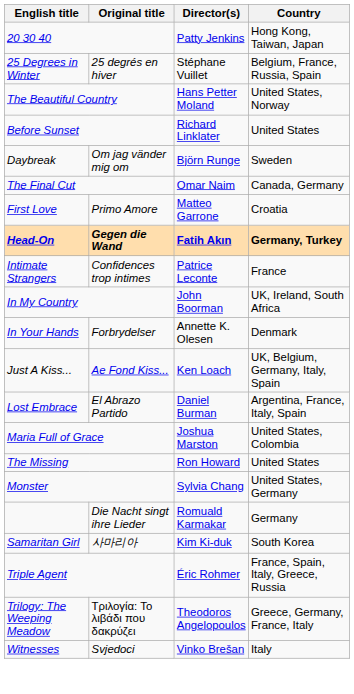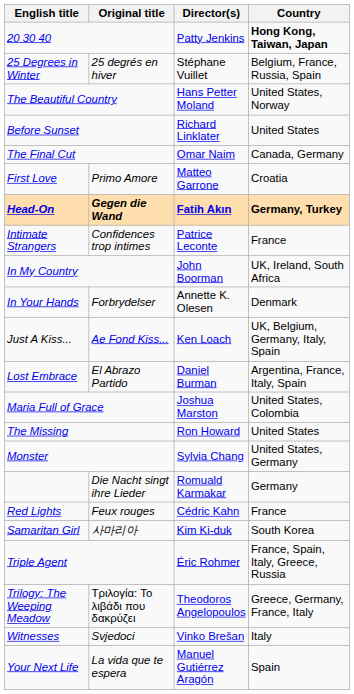(287, 37) normal -> (289, 37) bold
- row: (31, 161)
+ row: (34, 511)
+ row: (43, 667)
